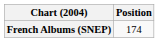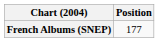(134, 29) 174 -> (134, 29) 177
